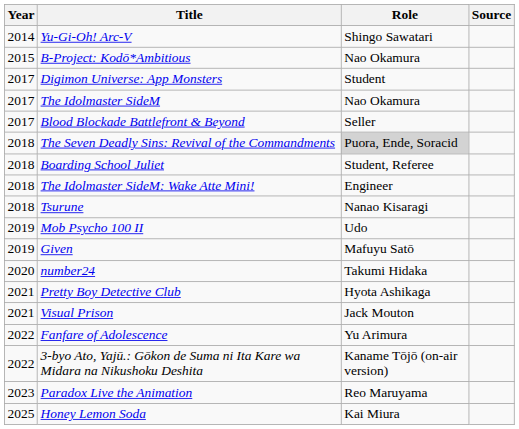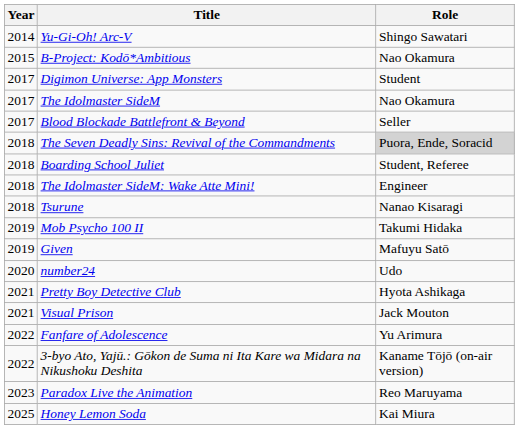- column: (492, 15)
(356, 228) Udo -> (421, 228) Takumi Hidaka
(386, 270) Takumi Hidaka -> (391, 270) Udo
